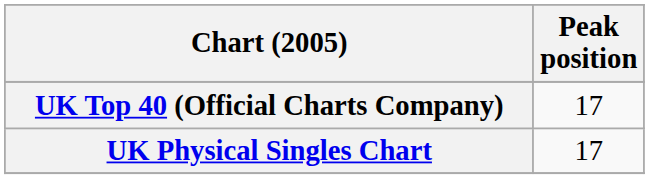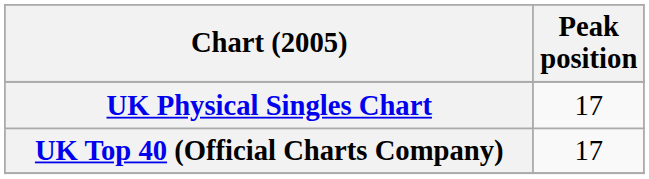rows swapped: (269, 104) <-> (269, 150)
